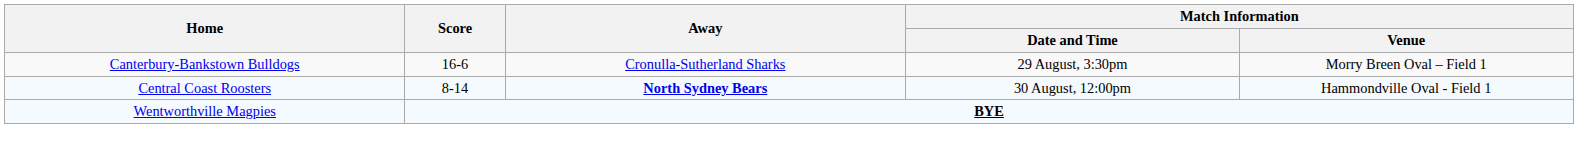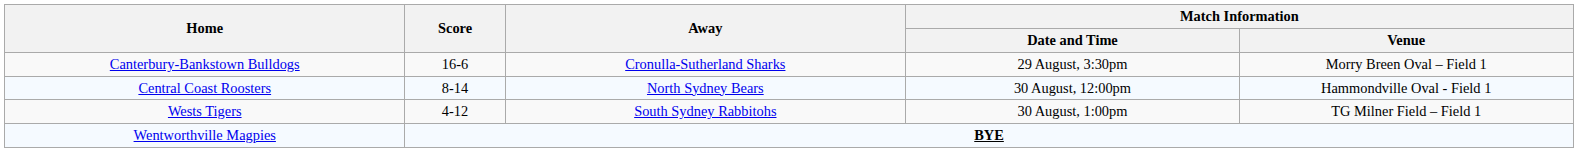(705, 88) bold -> (705, 88) normal
+ row: (205, 111)
